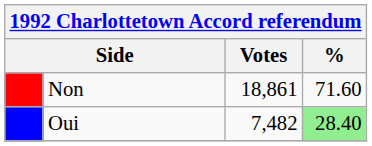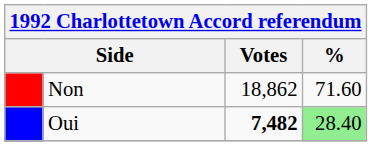(269, 89) 18,861 -> (269, 89) 18,862
(274, 123) normal -> (274, 123) bold
